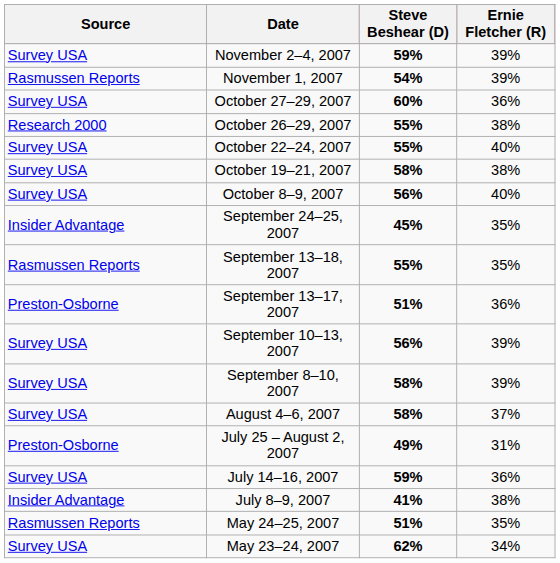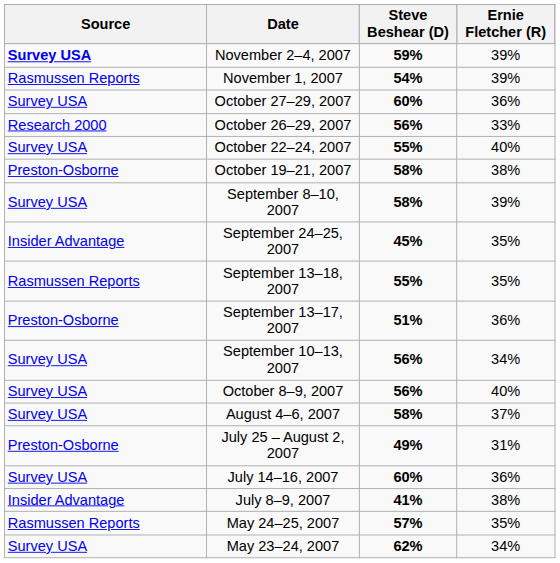(47, 55) normal -> (49, 55) bold
(408, 124) 55% -> (408, 124) 56%
(506, 124) 38% -> (506, 124) 33%
(47, 170) Survey USA -> (63, 170) Preston-Osborne
rows swapped: (283, 194) <-> (283, 383)
(506, 343) 39% -> (506, 360) 34%
(408, 477) 59% -> (408, 477) 60%
(408, 523) 51% -> (408, 523) 57%
